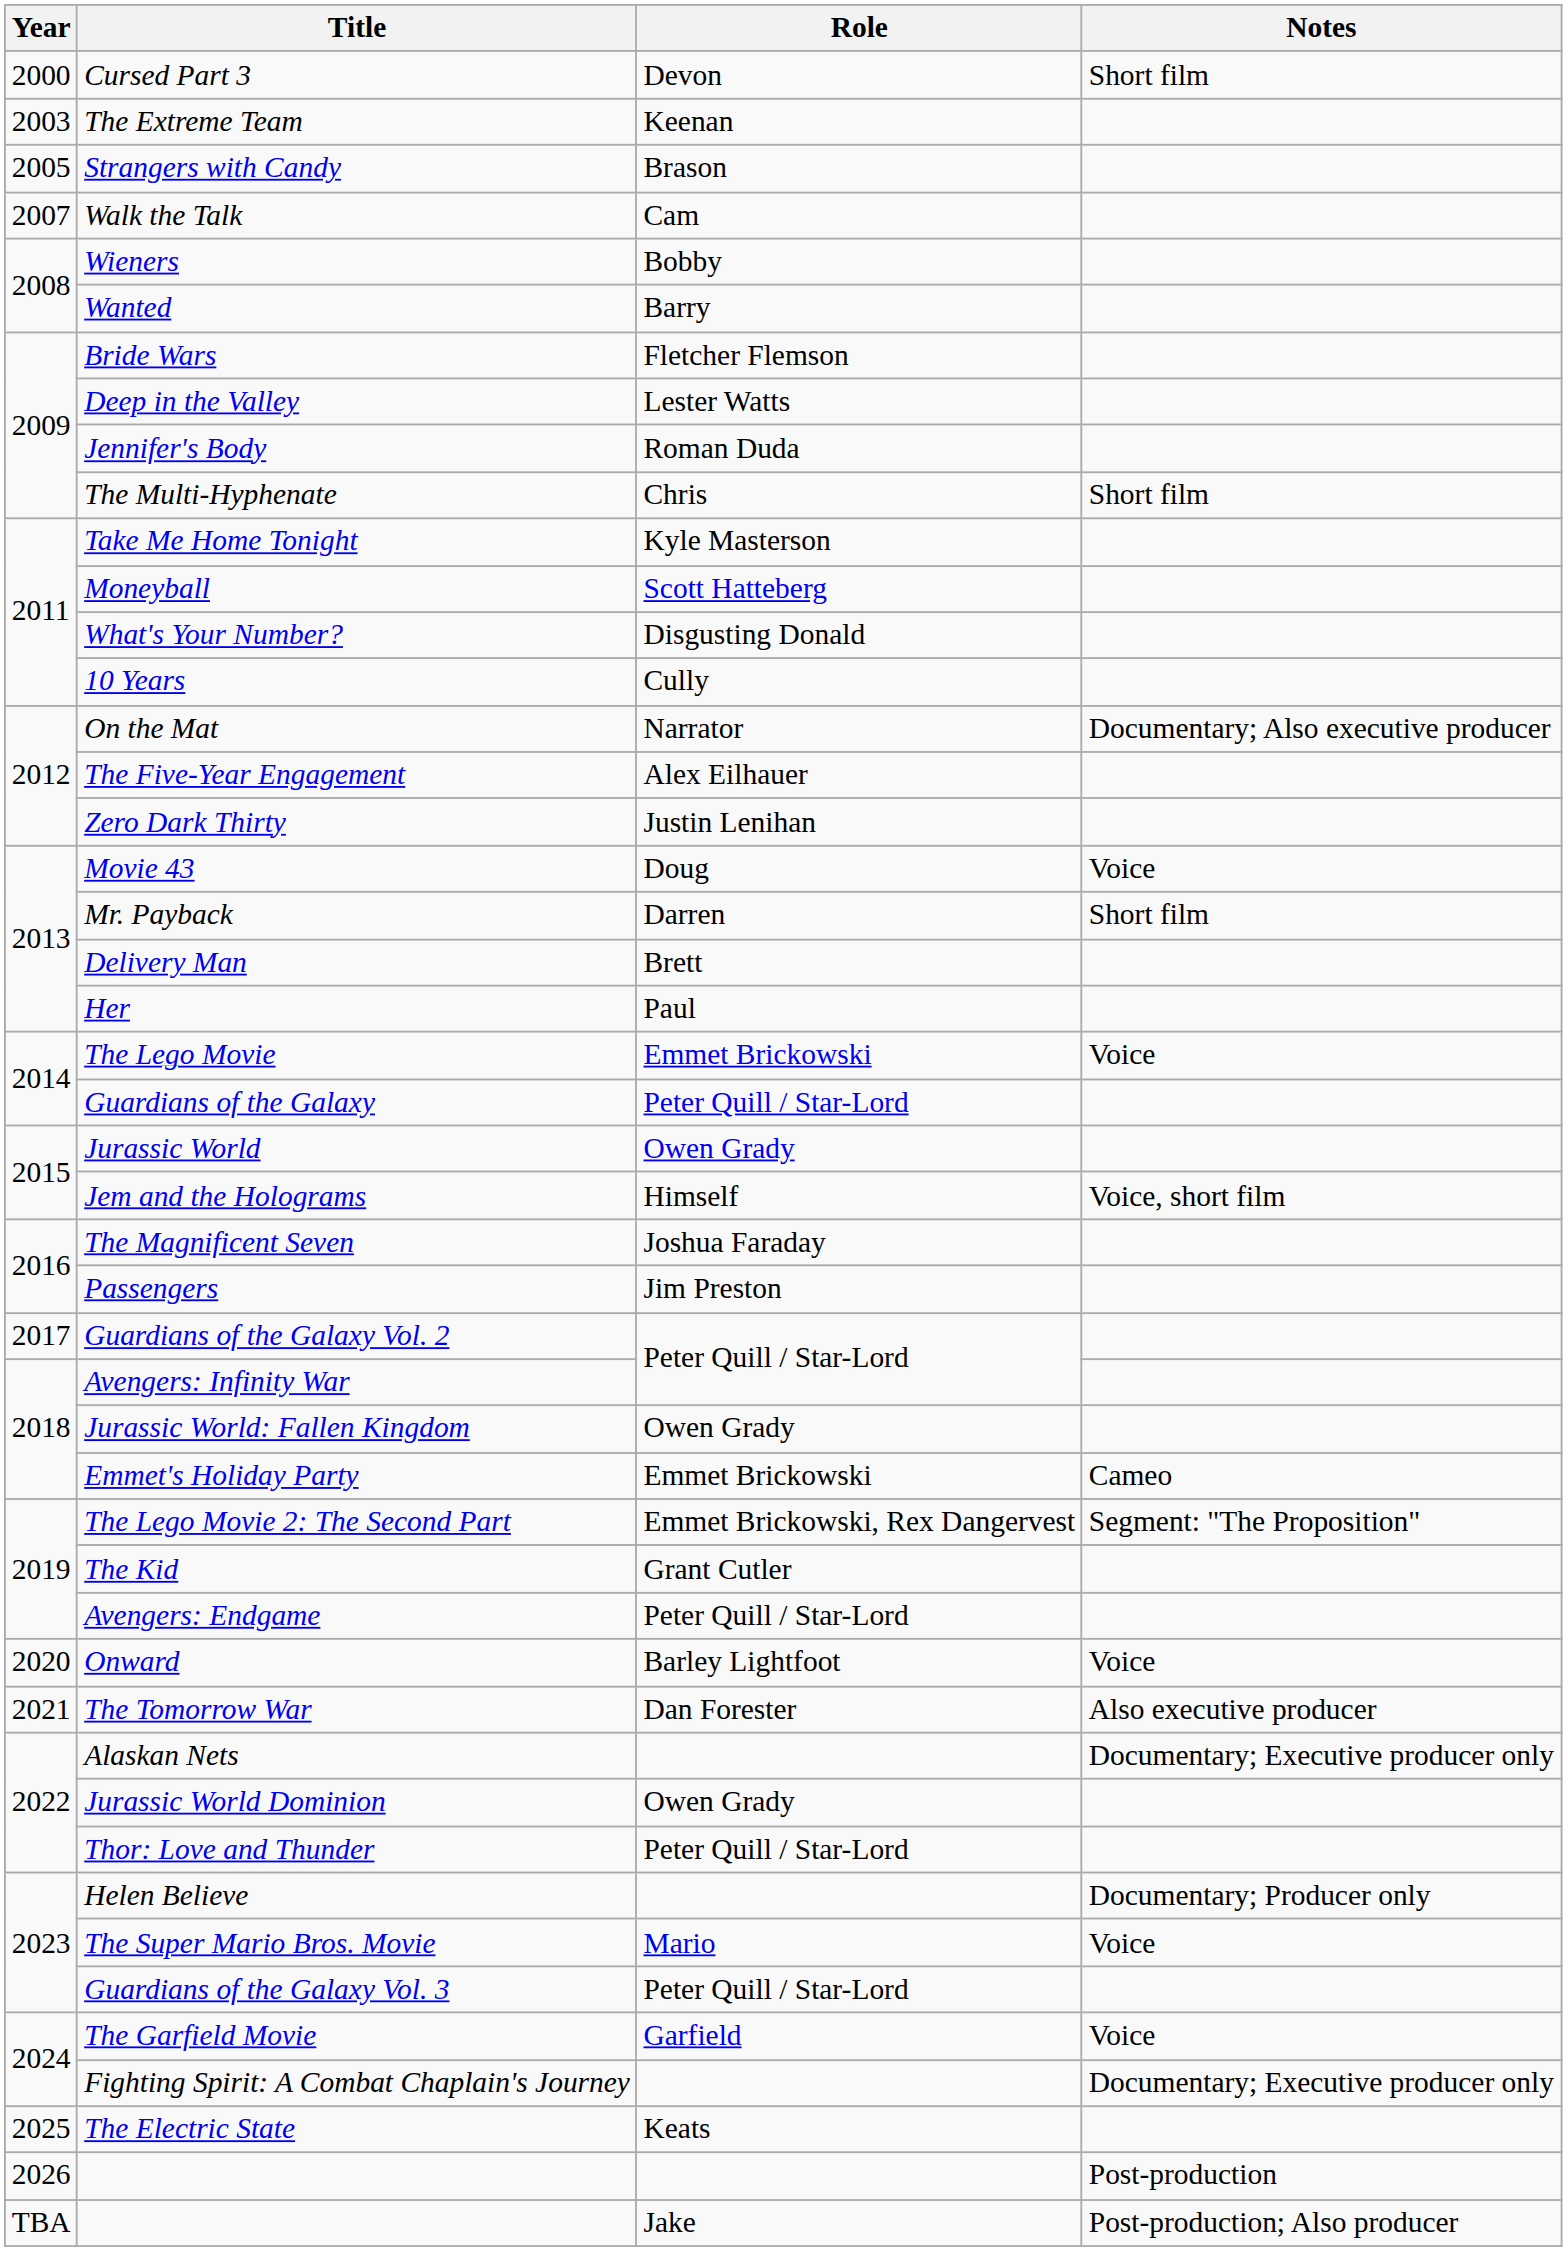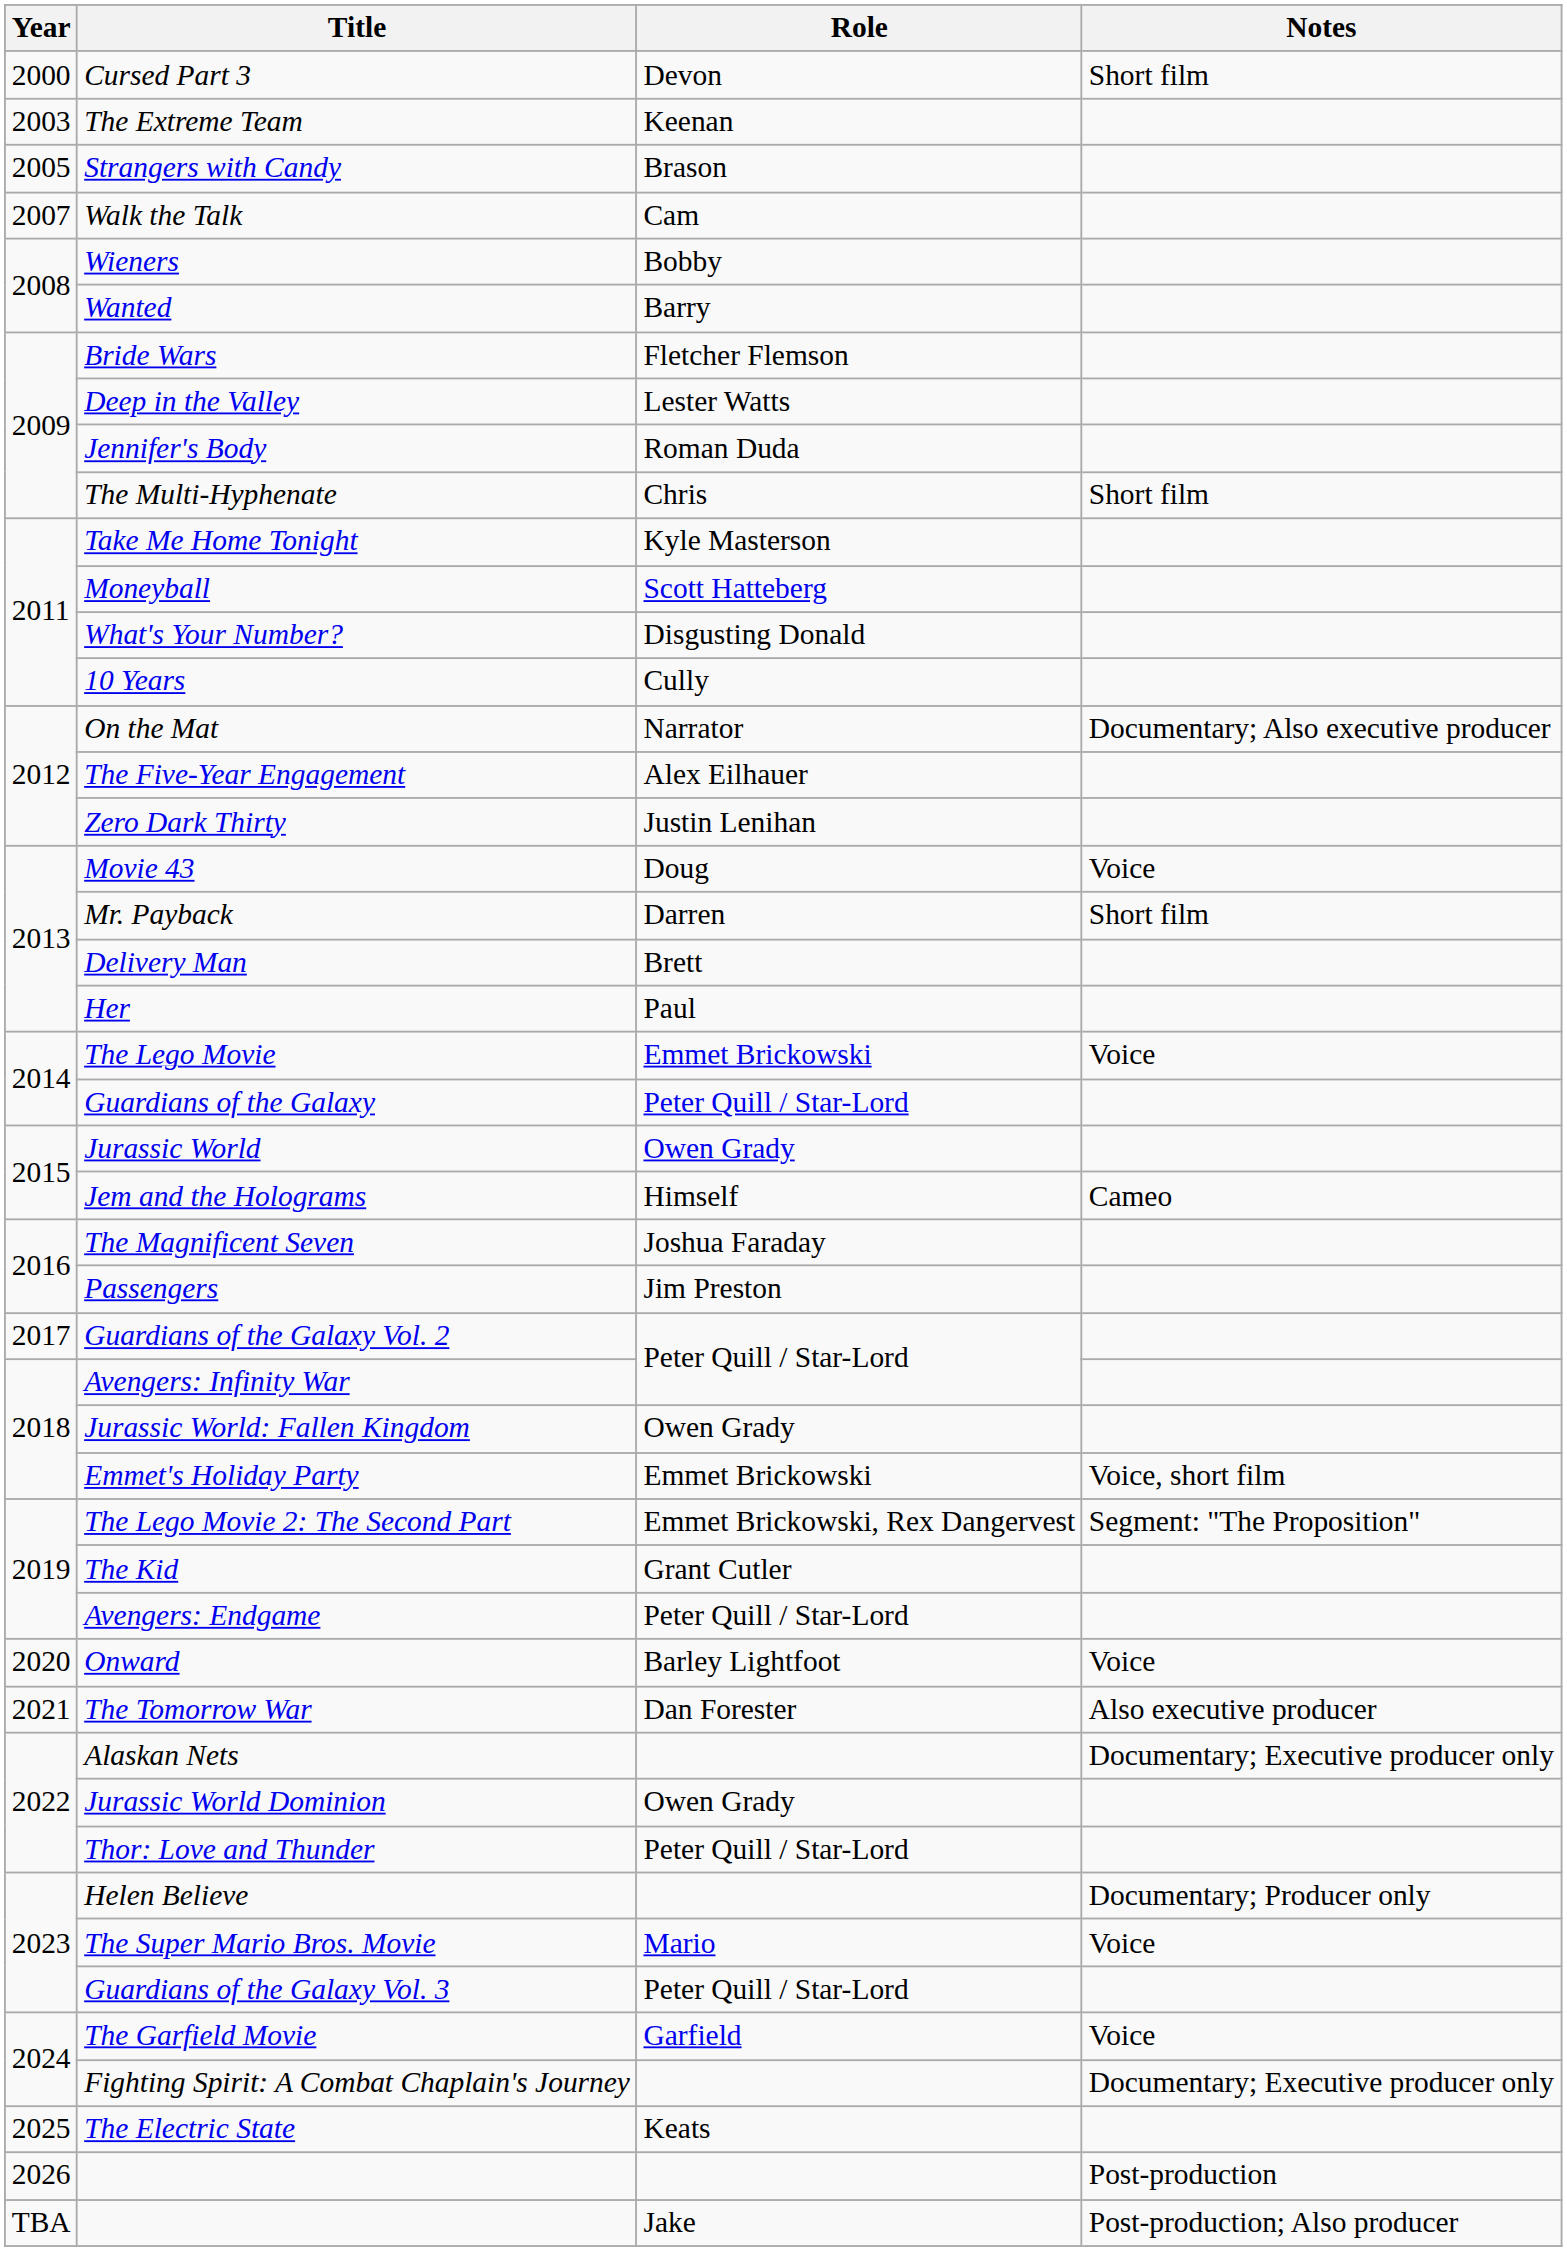(1187, 1195) Voice, short film -> (1130, 1195) Cameo
(1130, 1475) Cameo -> (1187, 1475) Voice, short film
